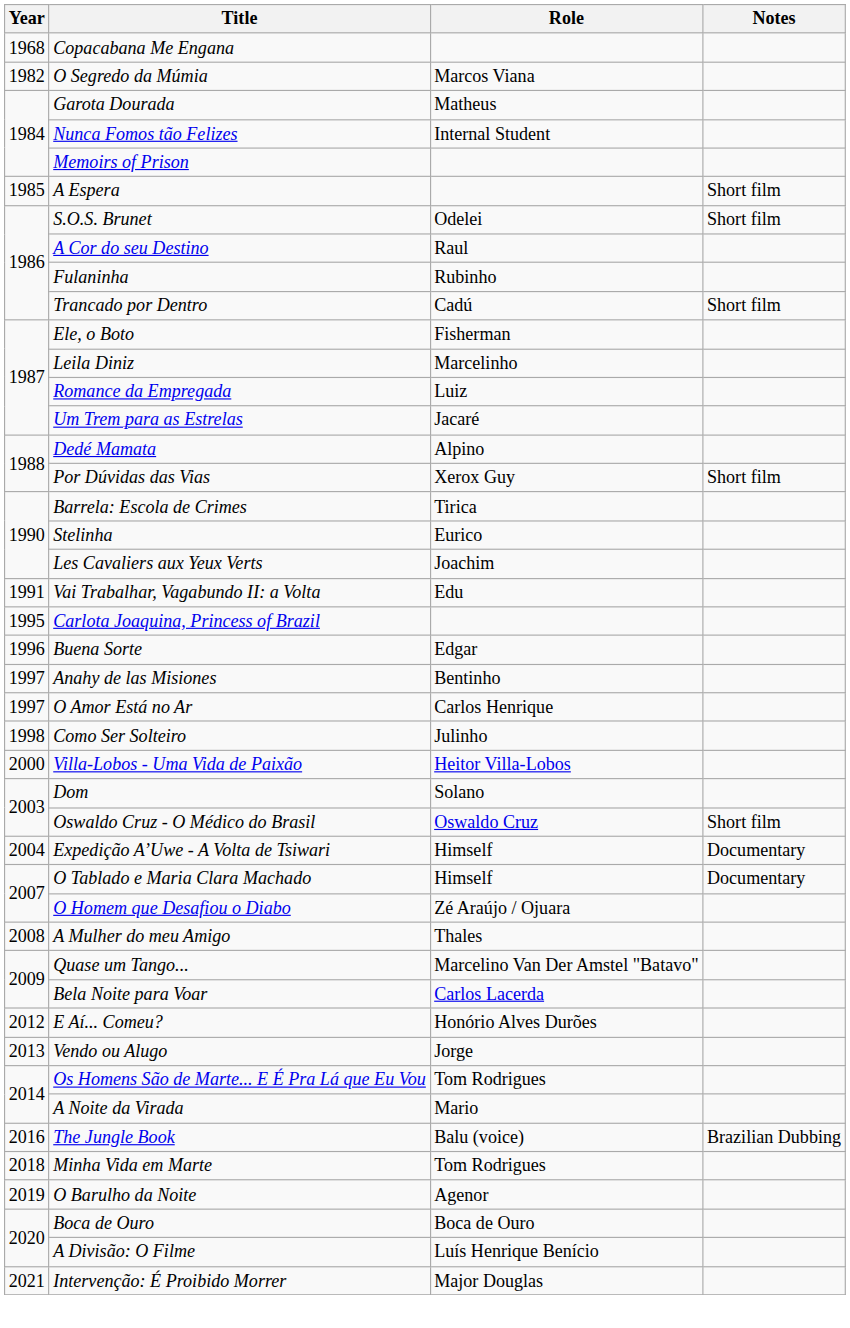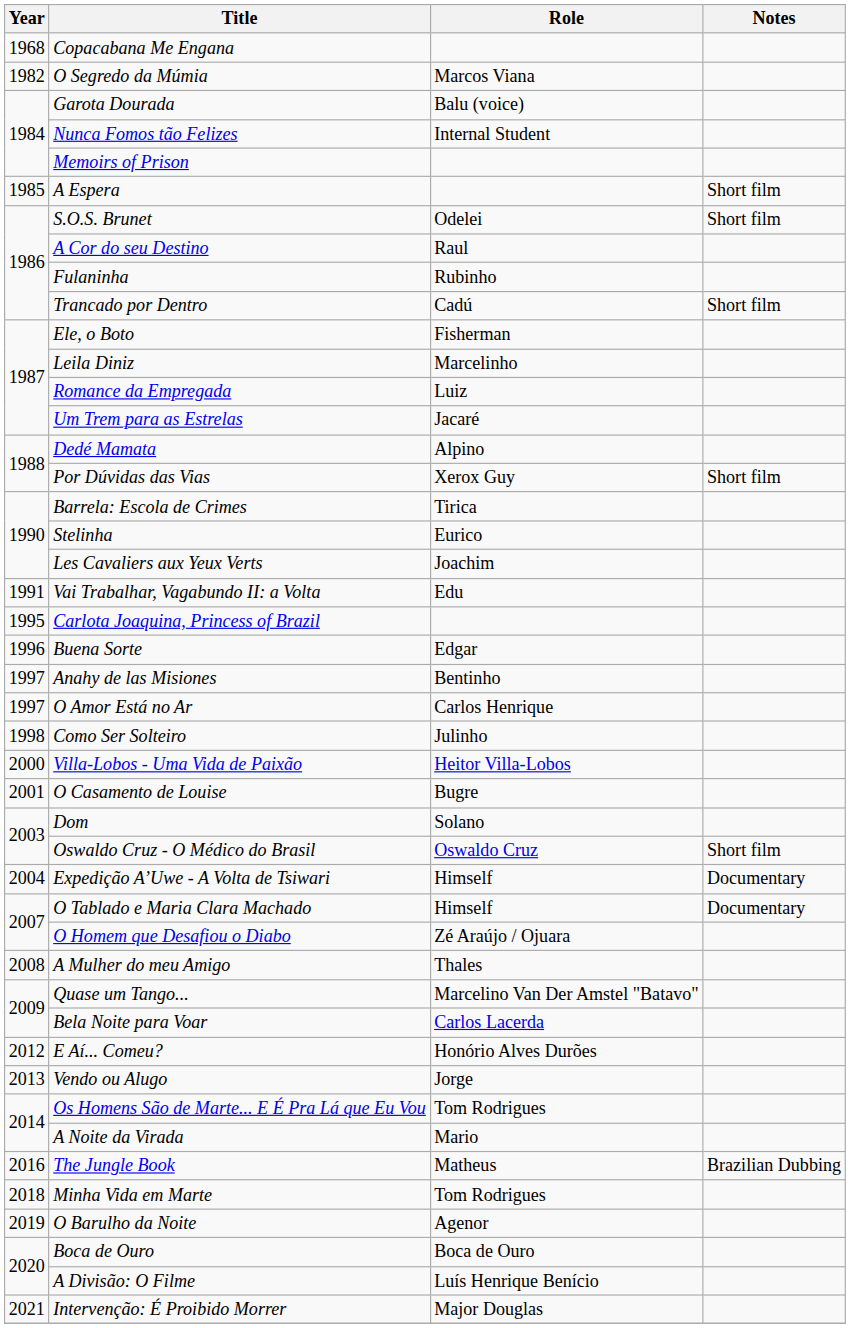(465, 104) Matheus -> (479, 104) Balu (voice)
+ row: (140, 793)
(479, 1137) Balu (voice) -> (465, 1165) Matheus
